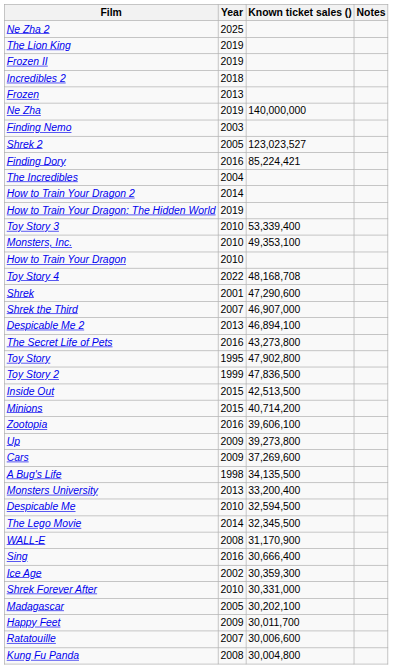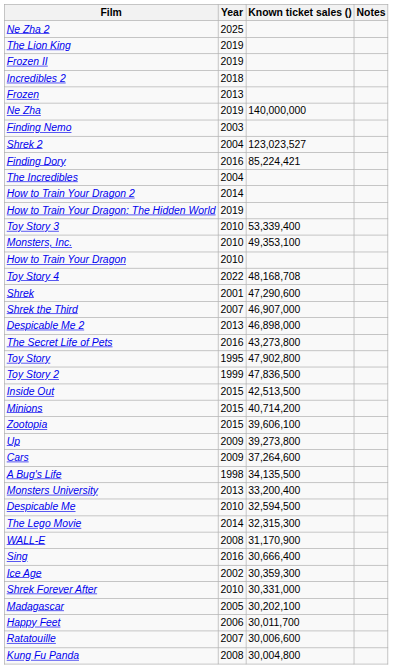(232, 144) 2005 -> (232, 144) 2004
(274, 326) 46,894,100 -> (274, 326) 46,898,000
(232, 425) 2016 -> (232, 425) 2015
(274, 458) 37,269,600 -> (274, 458) 37,264,600
(274, 524) 32,345,500 -> (274, 524) 32,315,300
(232, 623) 2009 -> (232, 623) 2006
